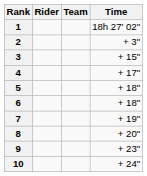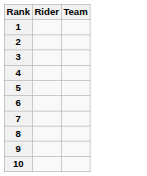- column: (116, 12)
